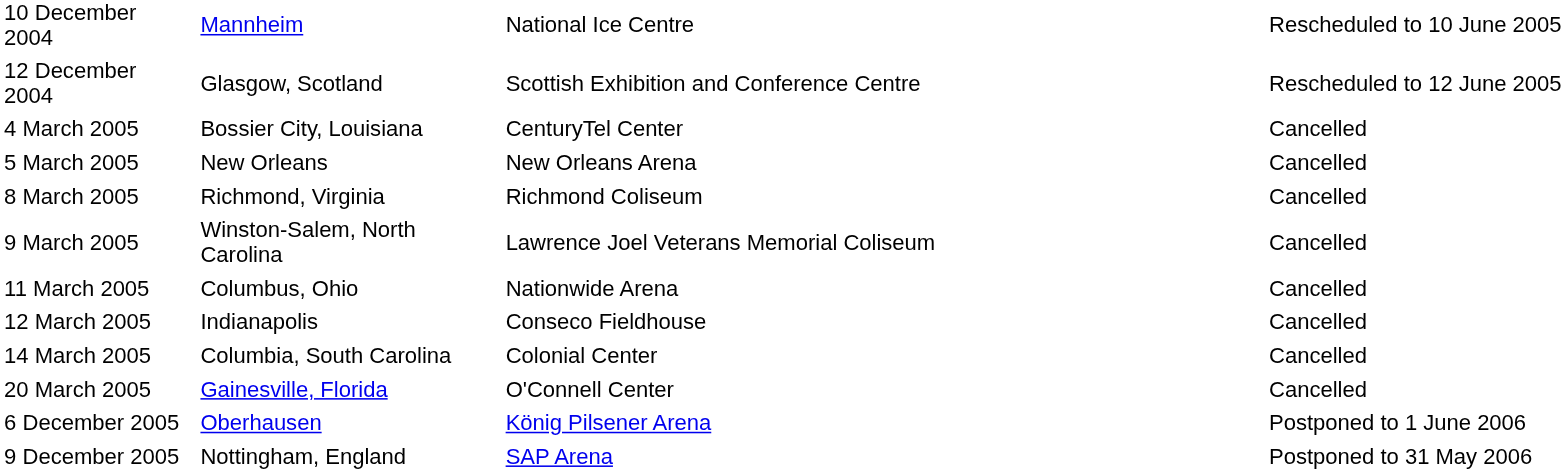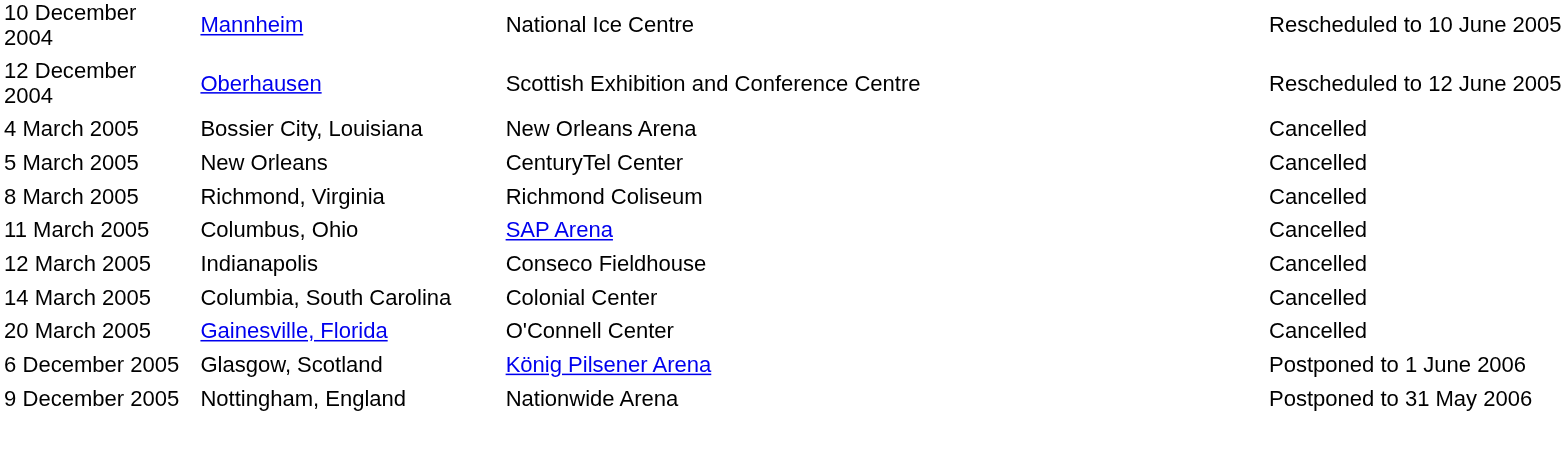(292, 83) Glasgow, Scotland -> (261, 83) Oberhausen
(594, 129) CenturyTel Center -> (601, 129) New Orleans Arena
(601, 162) New Orleans Arena -> (594, 162) CenturyTel Center
- row: (71, 242)
(592, 288) Nationwide Arena -> (559, 230) SAP Arena
(261, 423) Oberhausen -> (292, 364) Glasgow, Scotland
(559, 456) SAP Arena -> (592, 398) Nationwide Arena
